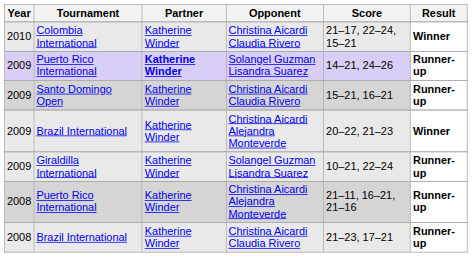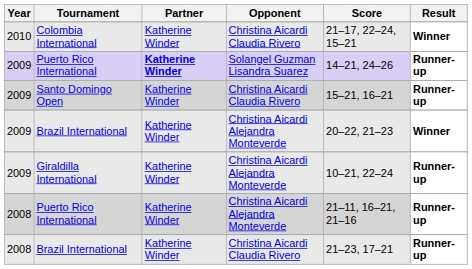(272, 167) Solangel Guzman Lisandra Suarez -> (268, 173) Christina Aicardi Alejandra Monteverde
